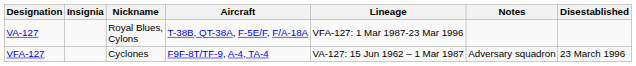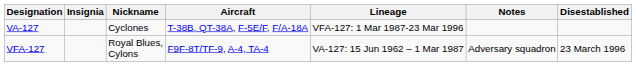(136, 33) Royal Blues, Cylons -> (128, 27) Cyclones
(128, 54) Cyclones -> (136, 48) Royal Blues, Cylons
